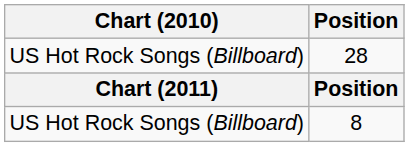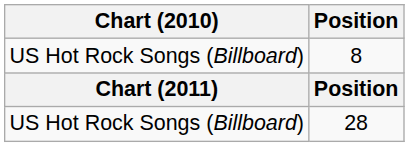rows swapped: (356, 55) <-> (356, 123)
